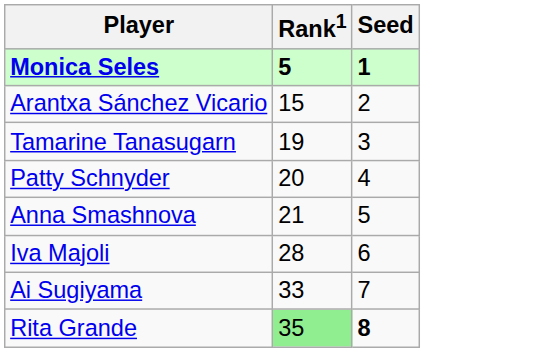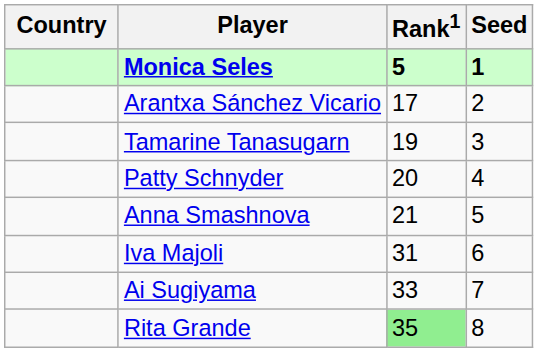+ column: (62, 26)
(291, 104) 15 -> (405, 104) 17
(291, 253) 28 -> (405, 253) 31
(364, 327) bold -> (478, 327) normal
